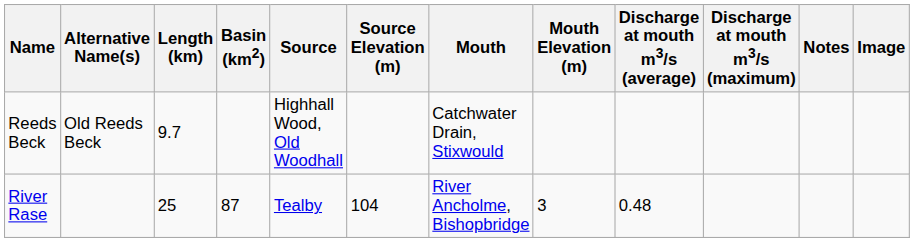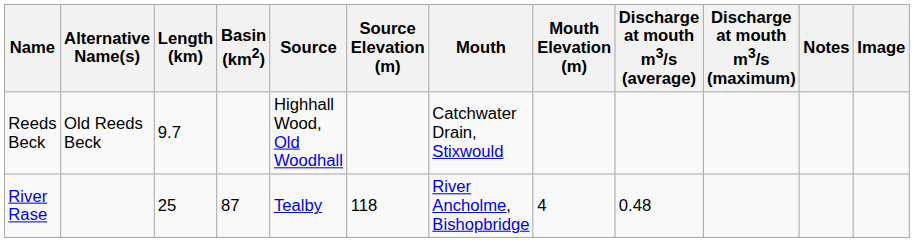(365, 206) 104 -> (364, 206) 118
(542, 206) 3 -> (542, 206) 4
